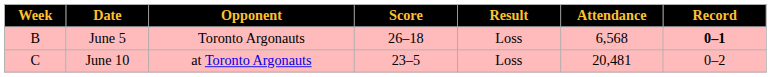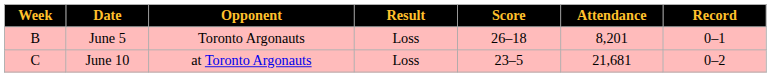columns swapped: (406, 15) <-> (509, 15)
(612, 38) 6,568 -> (612, 38) 8,201
(715, 38) bold -> (715, 38) normal
(612, 60) 20,481 -> (612, 60) 21,681
